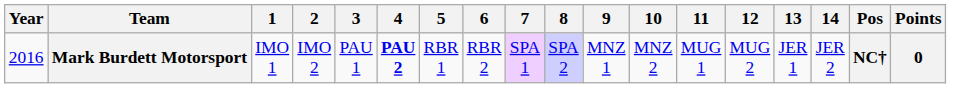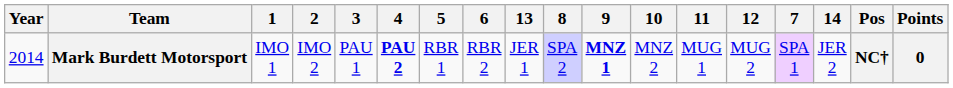columns swapped: (525, 18) <-> (793, 18)
(26, 57) 2016 -> (26, 57) 2014
(606, 57) normal -> (606, 57) bold
